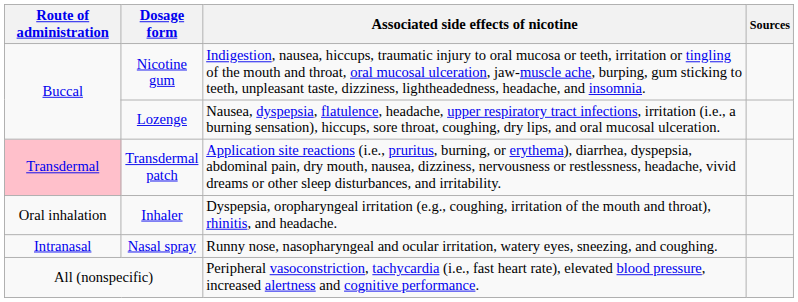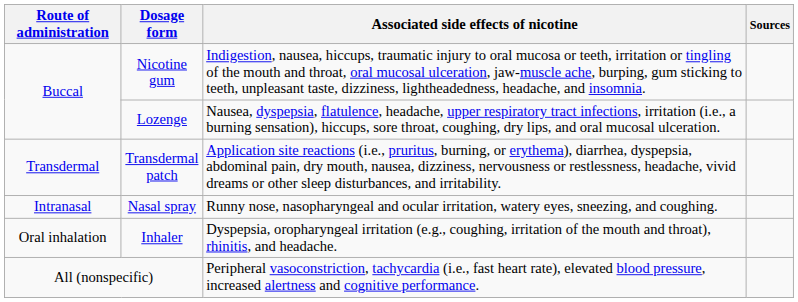(63, 167) pink background -> (63, 167) no background
rows swapped: (162, 246) <-> (162, 214)
